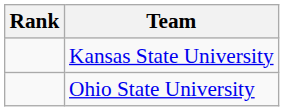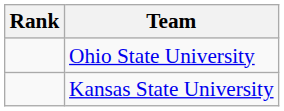rows swapped: (171, 55) <-> (162, 88)
